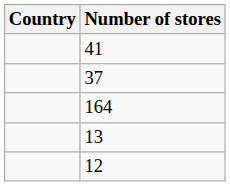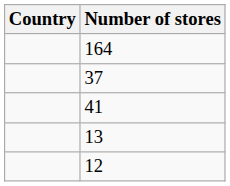rows swapped: (98, 107) <-> (94, 48)
